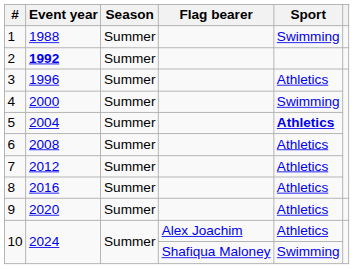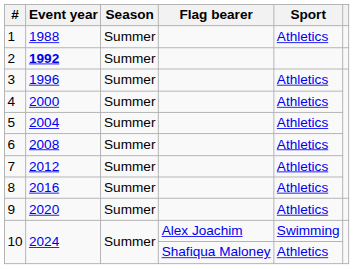(308, 36) Swimming -> (303, 36) Athletics
(308, 101) Swimming -> (303, 101) Athletics
(306, 123) bold -> (303, 123) normal
(303, 230) Athletics -> (308, 230) Swimming
(308, 252) Swimming -> (303, 252) Athletics
